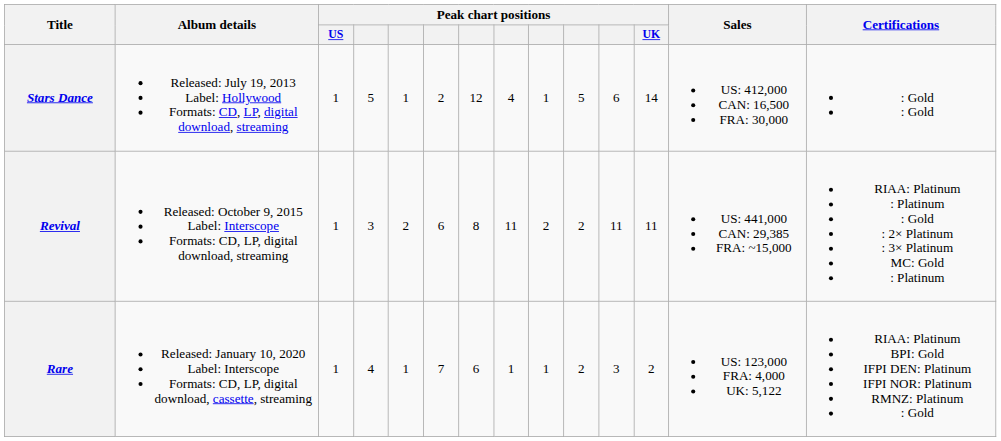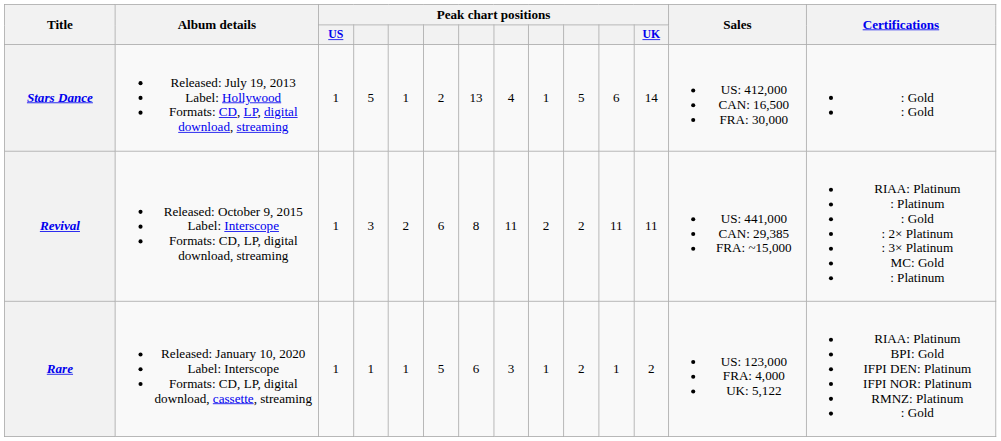(476, 97) 12 -> (476, 97) 13
(371, 369) 4 -> (371, 369) 1
(441, 369) 7 -> (441, 369) 5
(511, 369) 1 -> (511, 369) 3
(616, 369) 3 -> (616, 369) 1
